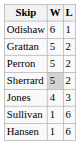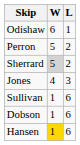- row: (23, 47)
+ row: (23, 115)
(53, 132) no background -> (53, 132) gold background
